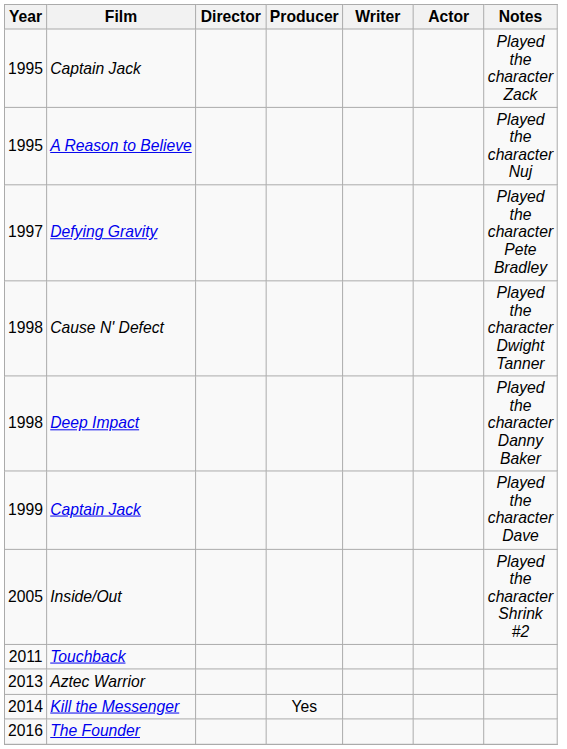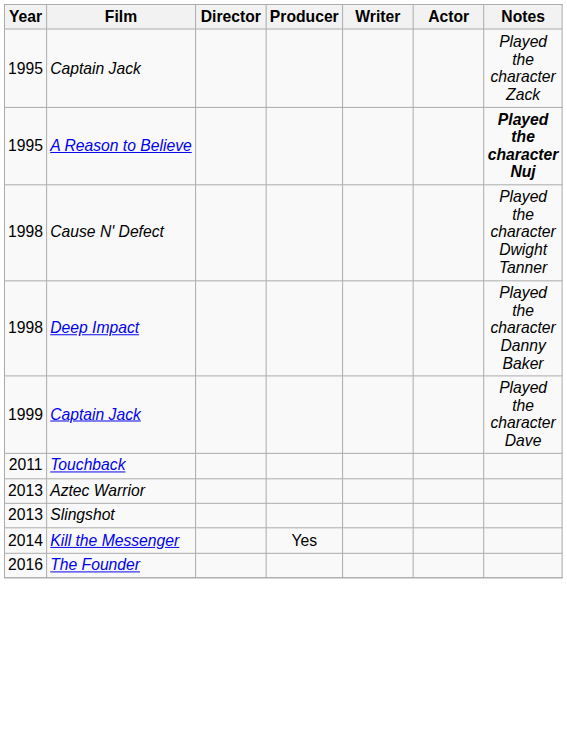(520, 146) normal -> (523, 146) bold
- row: (26, 232)
- row: (26, 596)
+ row: (26, 515)
